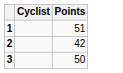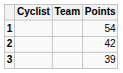+ column: (67, 12)
(80, 28) 51 -> (110, 28) 54
(80, 60) 50 -> (110, 60) 39
